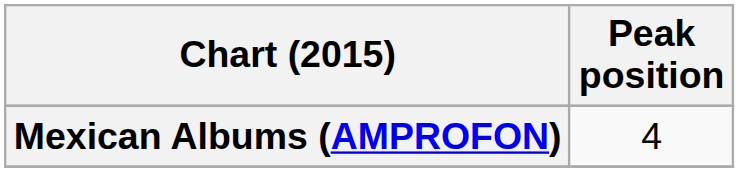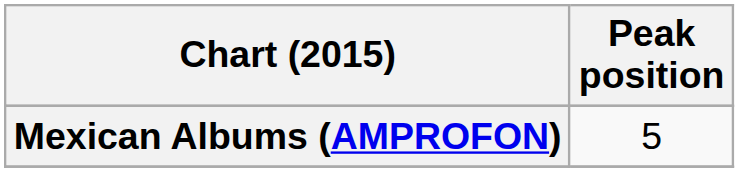(652, 135) 4 -> (652, 135) 5
